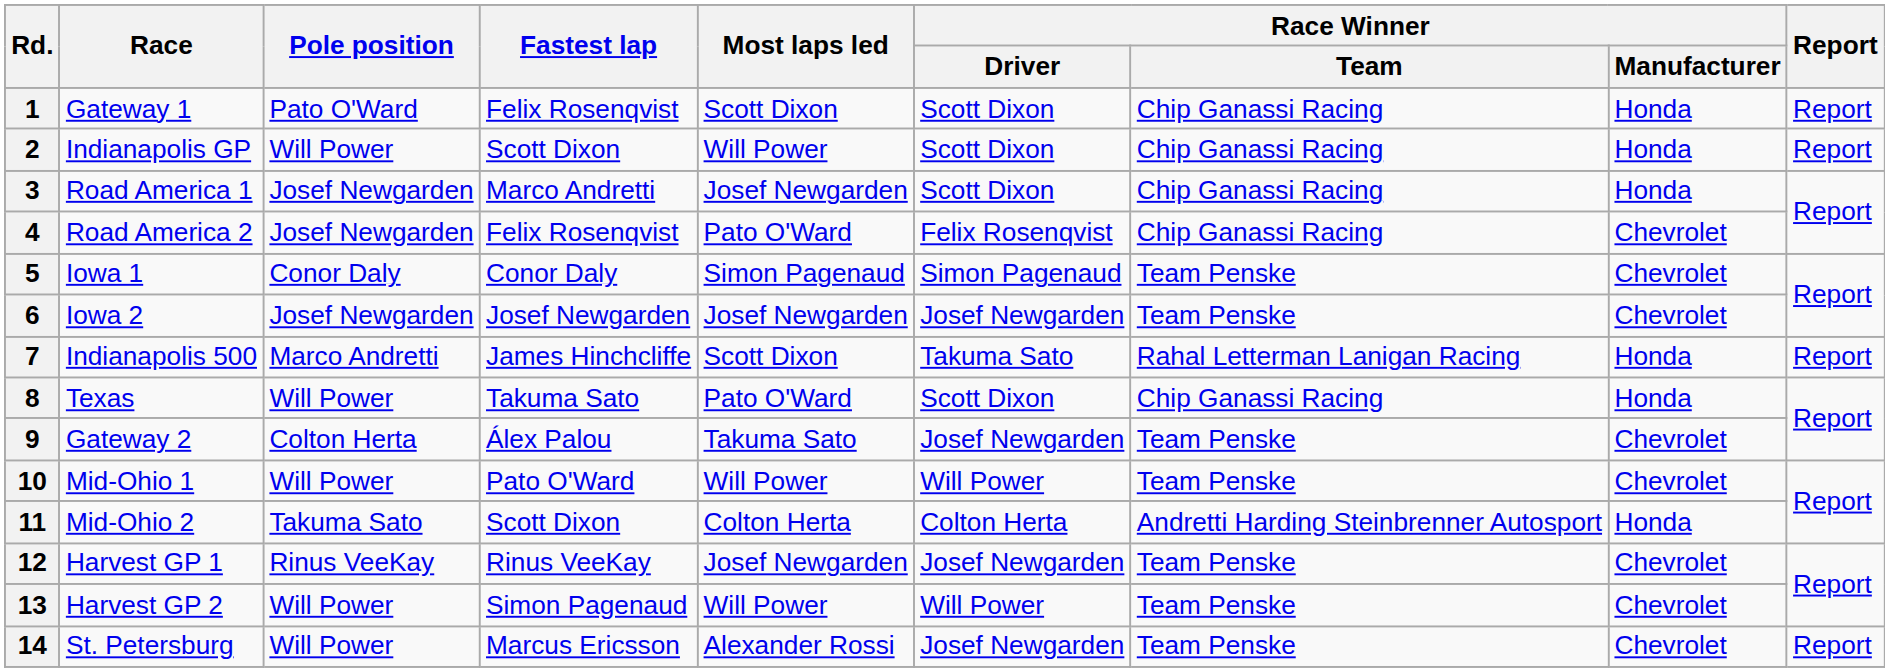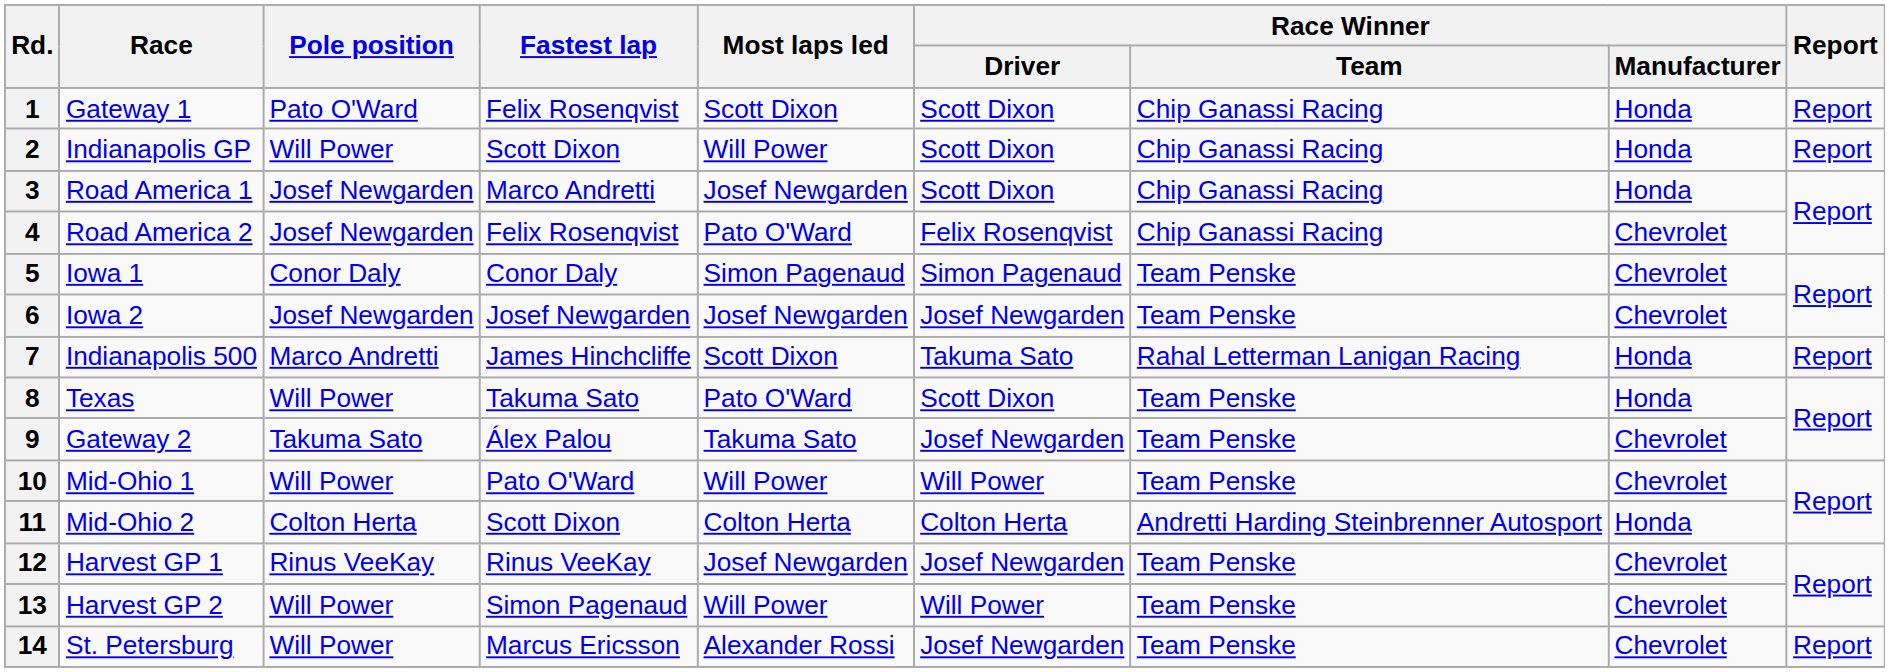(1260, 398) Chip Ganassi Racing -> (1216, 398) Team Penske
(343, 439) Colton Herta -> (346, 439) Takuma Sato
(346, 522) Takuma Sato -> (343, 522) Colton Herta
